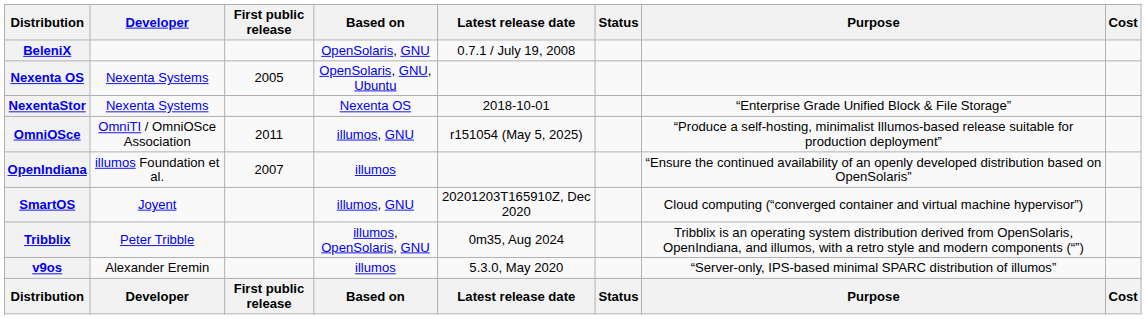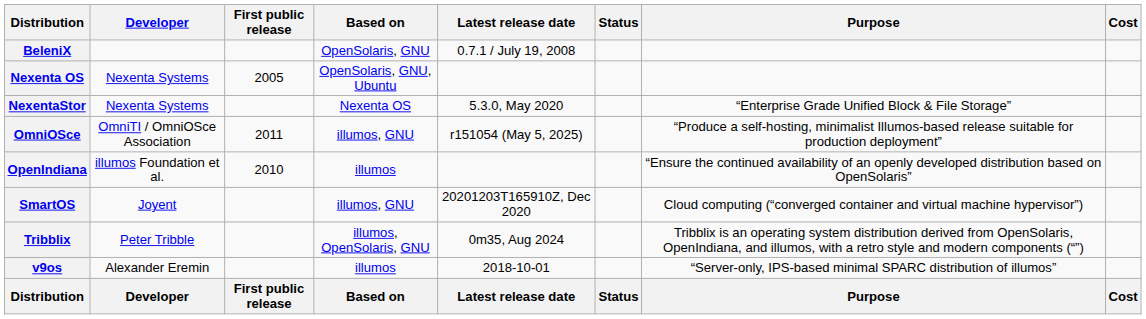(516, 106) 2018-10-01 -> (516, 106) 5.3.0, May 2020
(269, 170) 2007 -> (269, 170) 2010
(516, 268) 5.3.0, May 2020 -> (516, 268) 2018-10-01
